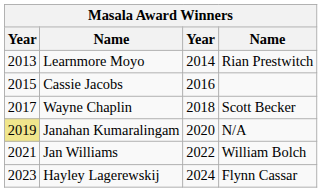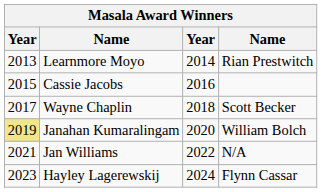(234, 130) N/A -> (264, 130) William Bolch
(264, 152) William Bolch -> (234, 152) N/A
